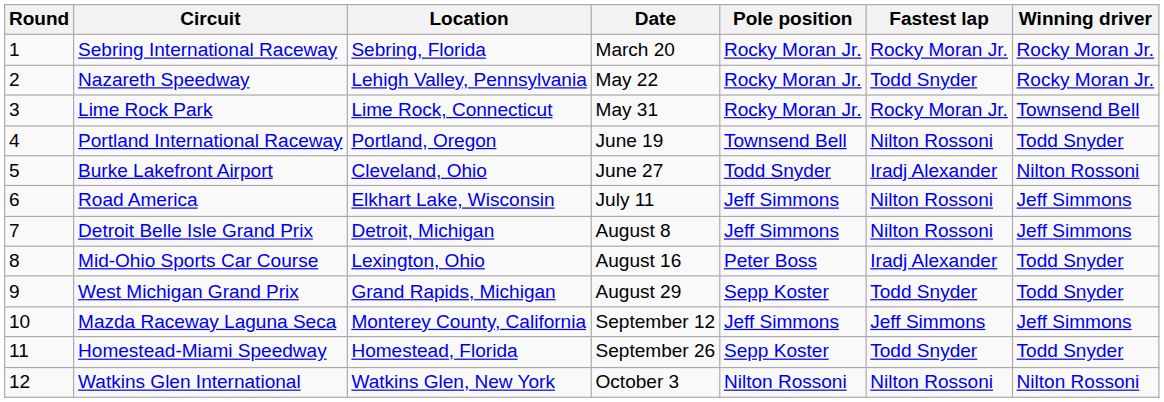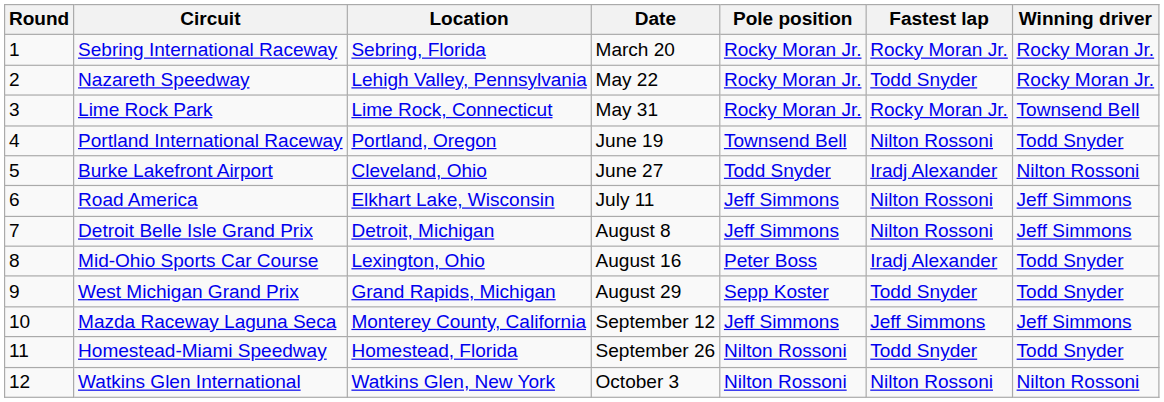(776, 351) Sepp Koster -> (785, 351) Nilton Rossoni
